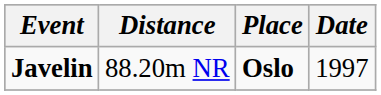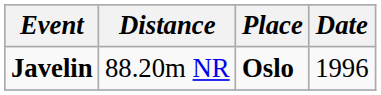(342, 68) 1997 -> (342, 68) 1996
